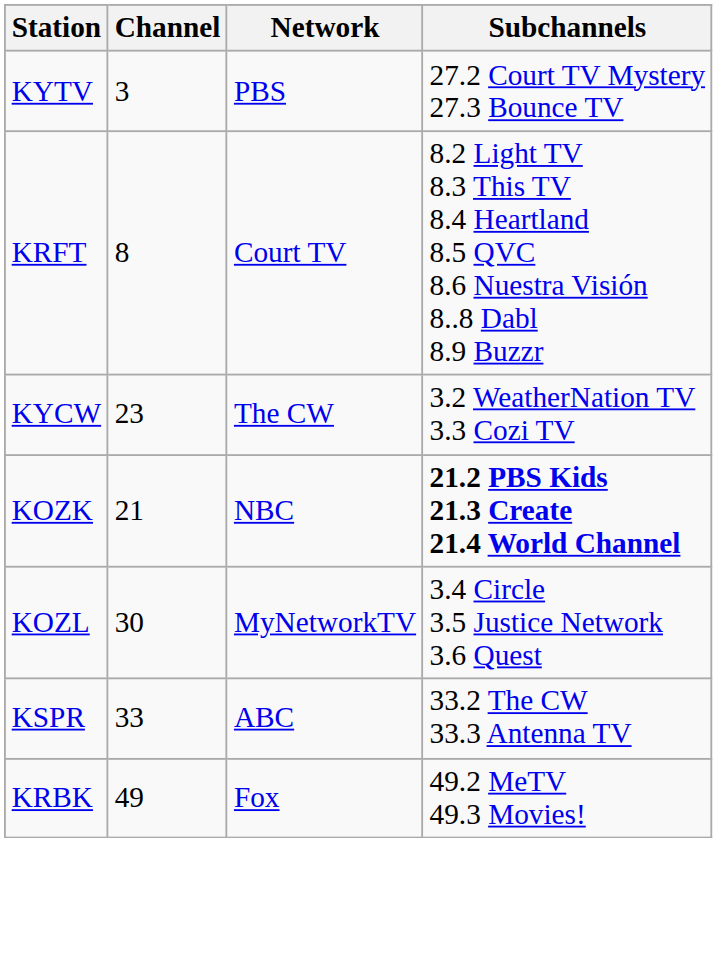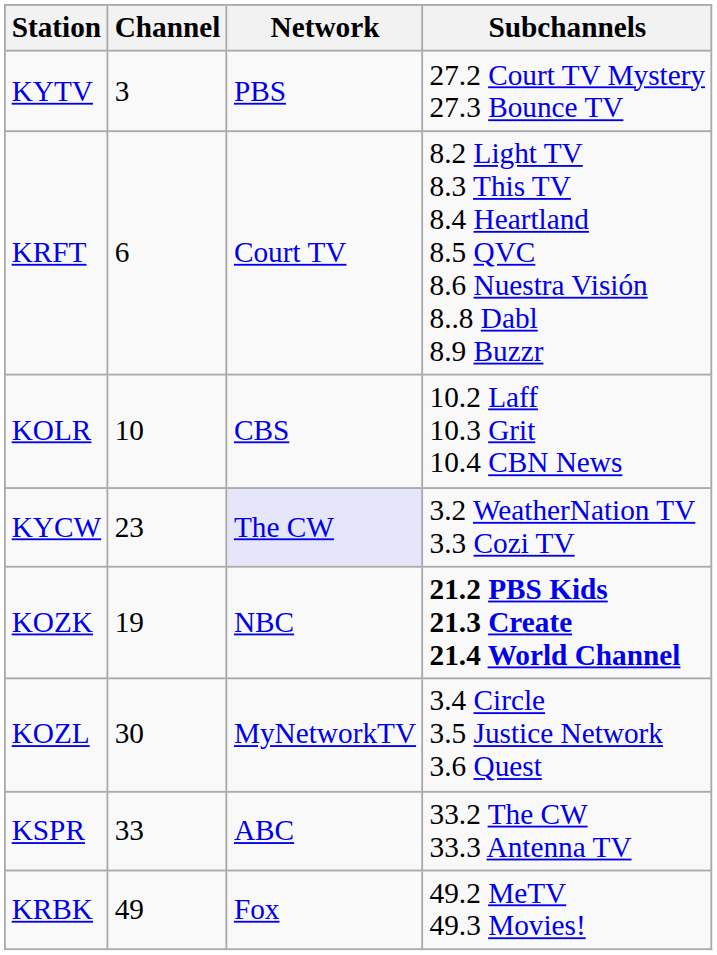(122, 252) 8 -> (122, 252) 6
+ row: (52, 430)
(284, 414) no background -> (284, 526) lavender background
(129, 509) 21 -> (129, 622) 19
